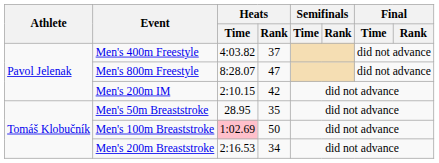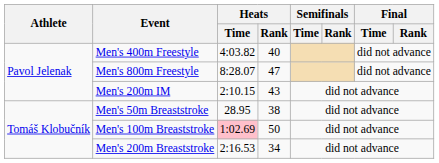(274, 52) 37 -> (274, 52) 40
(274, 91) 42 -> (274, 91) 43
(274, 110) 35 -> (274, 110) 38
